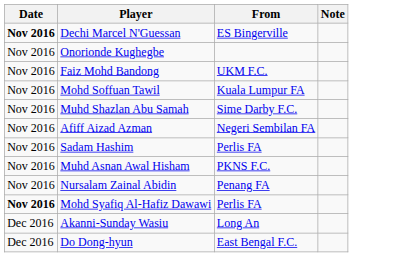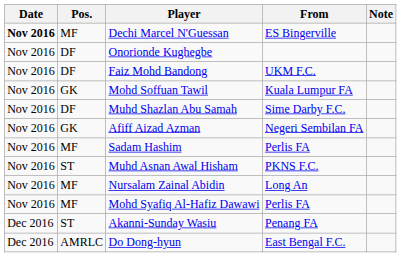+ column: (82, 14)
(243, 185) Penang FA -> (286, 185) Long An
(31, 204) bold -> (31, 204) normal
(238, 223) Long An -> (291, 223) Penang FA
